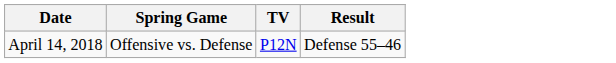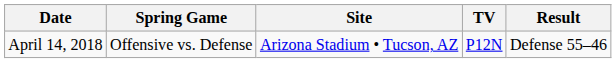+ column: (359, 17)
